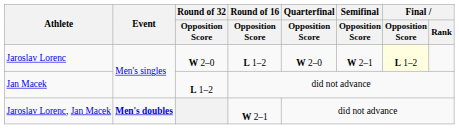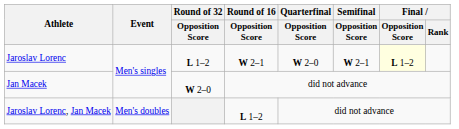(202, 64) W 2–0 -> (198, 64) L 1–2
(255, 64) L 1–2 -> (251, 64) W 2–1
(202, 90) L 1–2 -> (198, 90) W 2–0
(144, 111) bold -> (142, 111) normal
(255, 117) W 2–1 -> (251, 117) L 1–2
